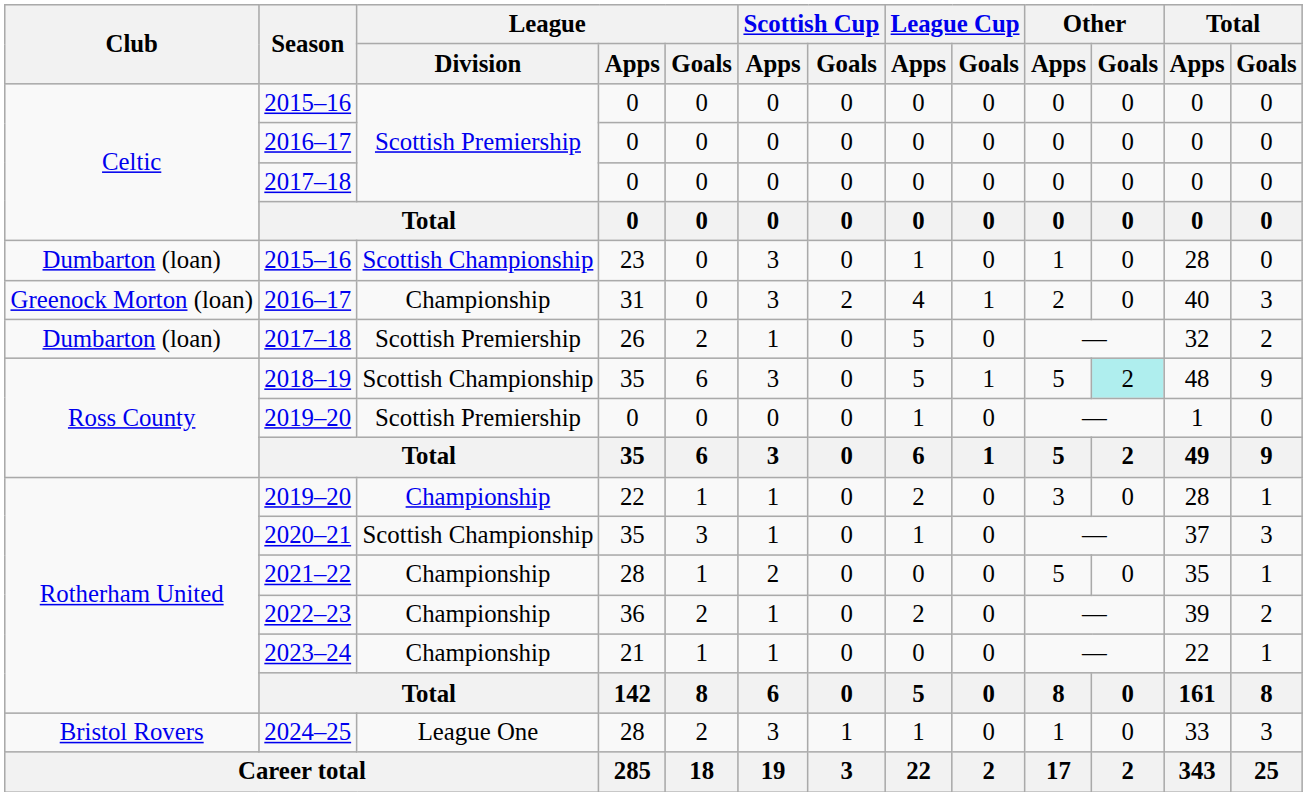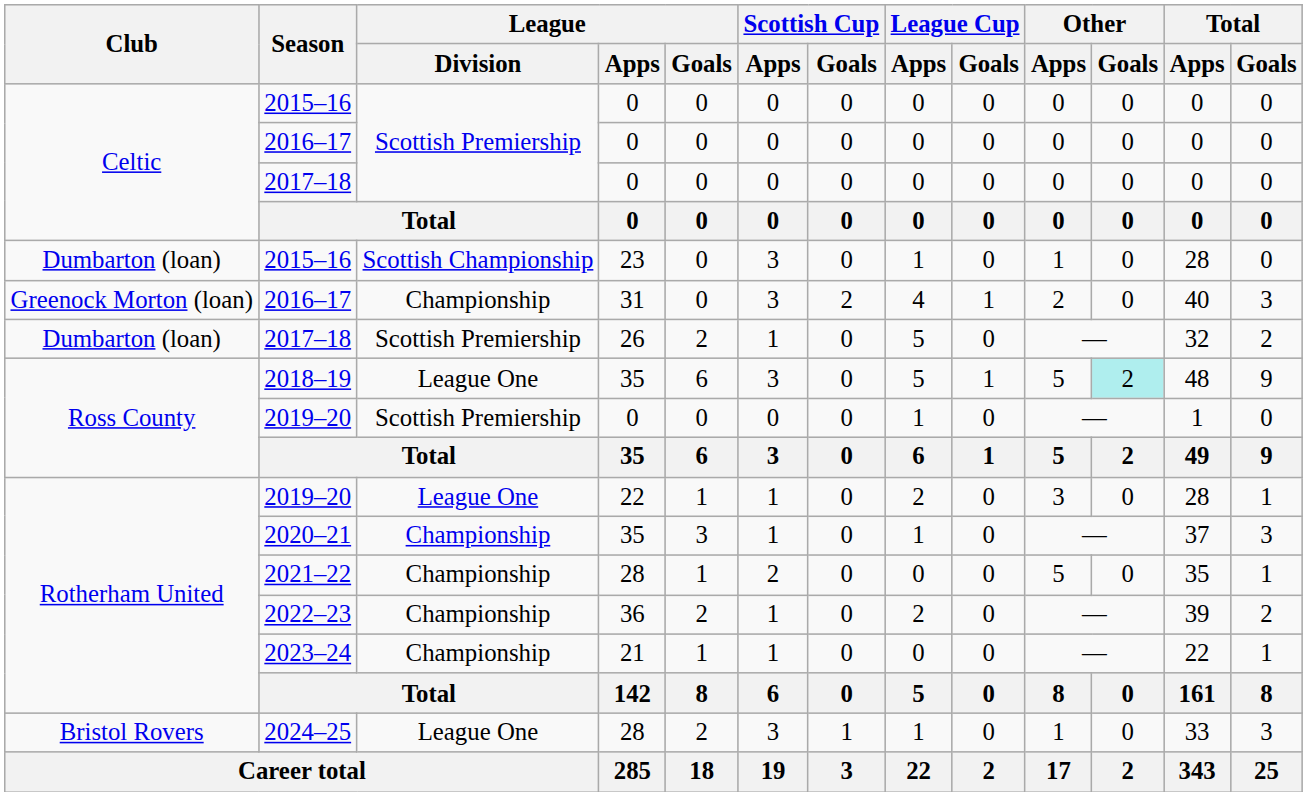(478, 378) Scottish Championship -> (478, 378) League One
(478, 496) Championship -> (478, 496) League One
(478, 535) Scottish Championship -> (478, 535) Championship
